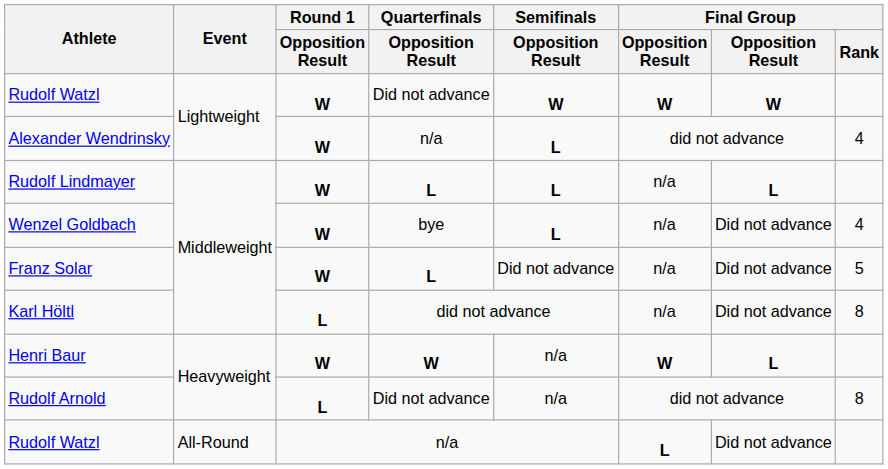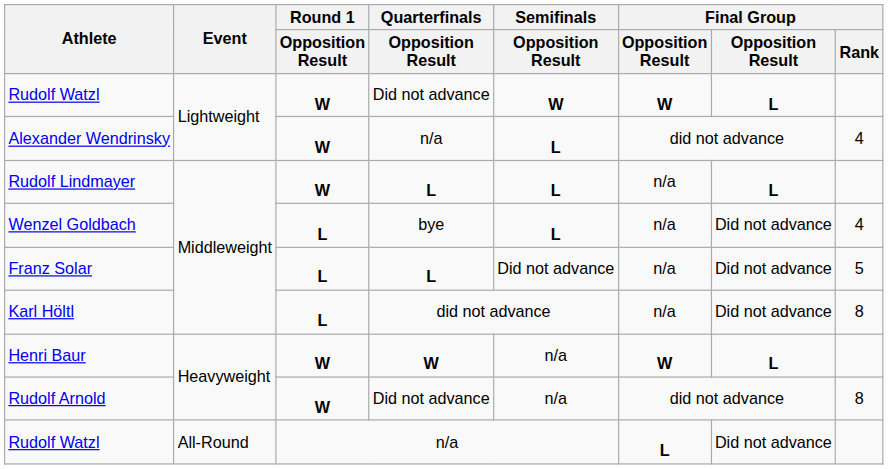(773, 104) W -> (773, 104) L
(322, 234) W -> (322, 234) L
(322, 277) W -> (322, 277) L
(322, 407) L -> (322, 407) W
